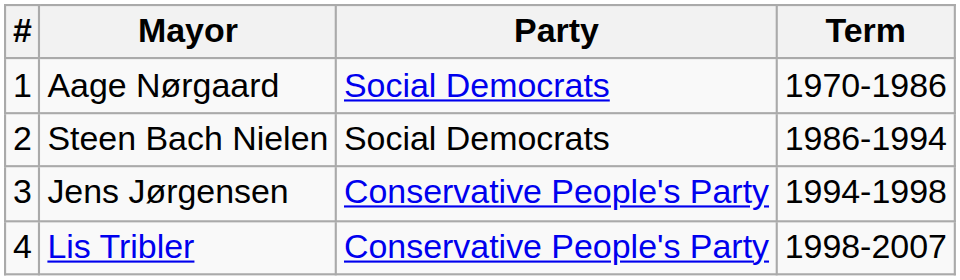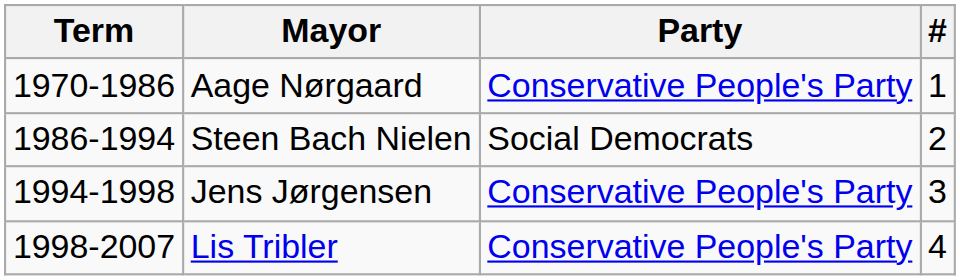columns swapped: (22, 31) <-> (866, 31)
(477, 85) Social Democrats -> (700, 85) Conservative People's Party
